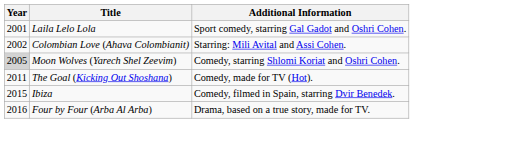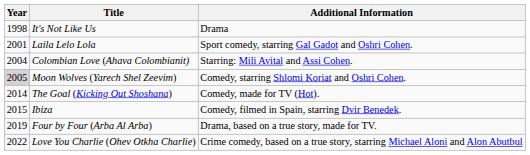+ row: (64, 28)
(17, 45) 2002 -> (17, 61) 2004
(17, 77) 2011 -> (17, 93) 2014
(17, 110) 2016 -> (17, 126) 2019
+ row: (114, 142)
